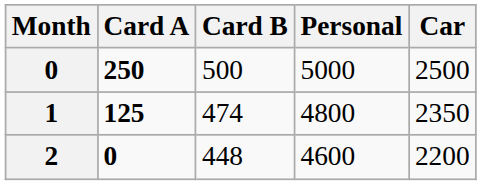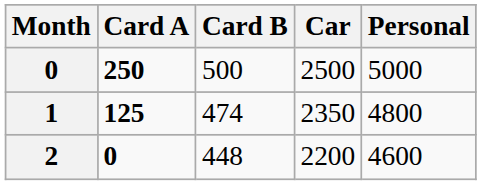columns swapped: (442, 26) <-> (351, 26)
